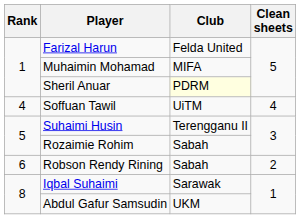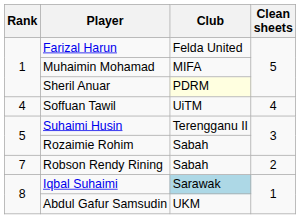(22, 164) 6 -> (22, 164) 7
(197, 184) no background -> (197, 184) lightblue background
